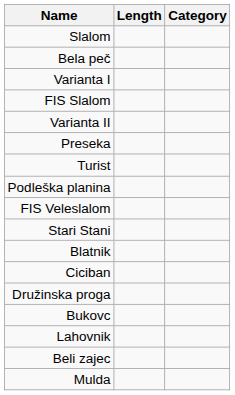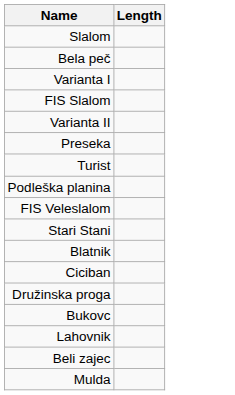- column: (197, 15)
